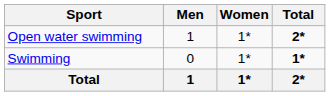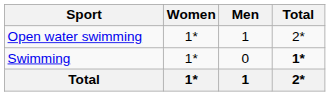columns swapped: (190, 15) <-> (244, 15)
(298, 36) bold -> (298, 36) normal
